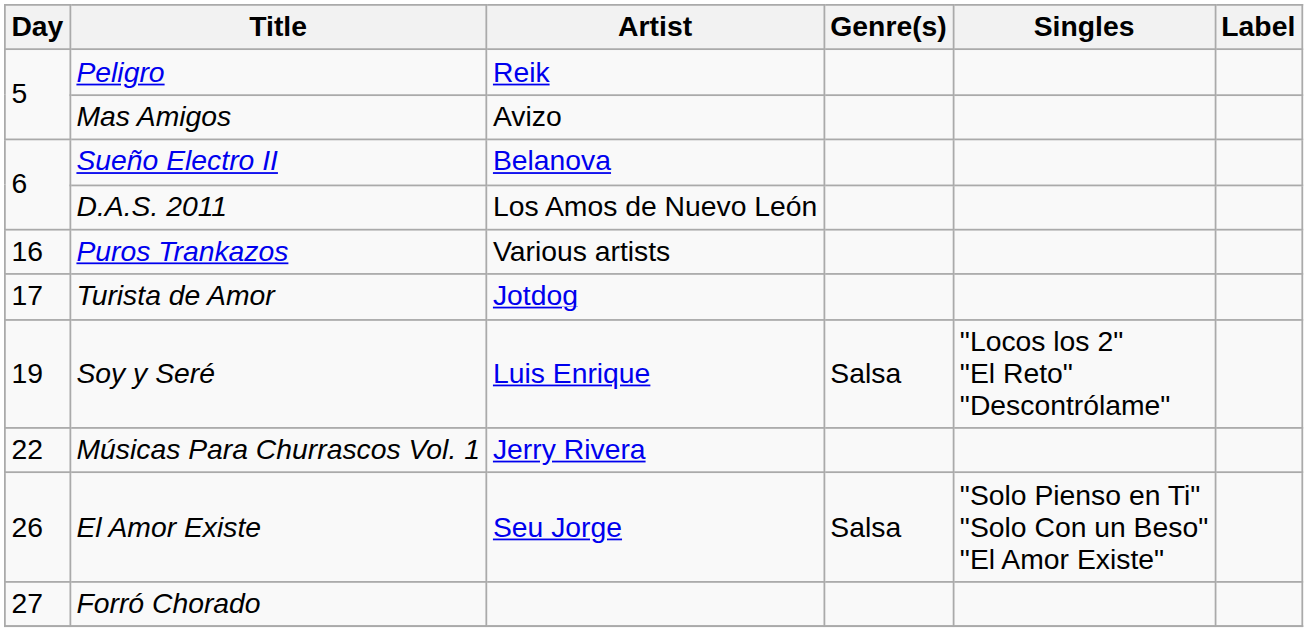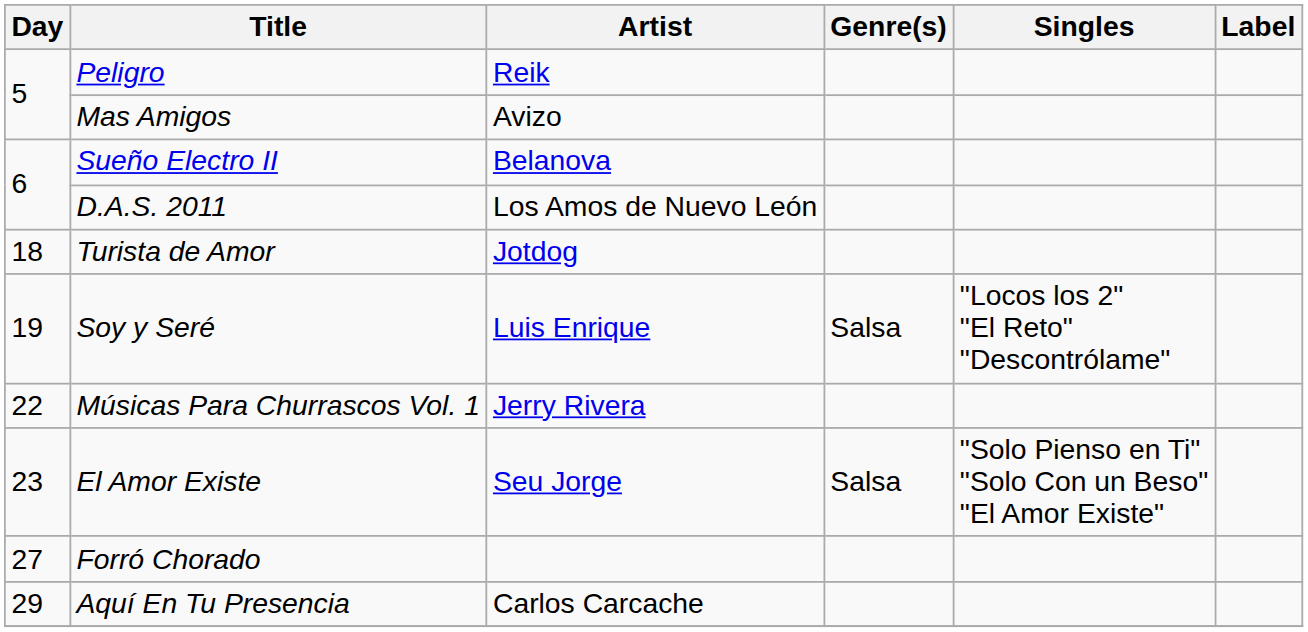- row: (182, 251)
(27, 296) 17 -> (27, 251) 18
(27, 526) 26 -> (27, 481) 23
+ row: (213, 603)
